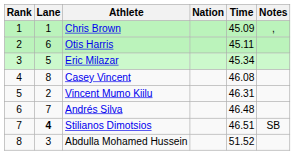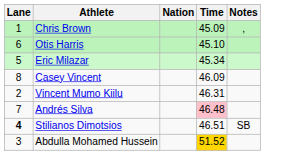- column: (19, 12)
(242, 45) 45.11 -> (212, 45) 45.10
(242, 77) 46.08 -> (212, 77) 46.09
(242, 110) no background -> (212, 110) pink background
(242, 142) no background -> (212, 142) gold background
